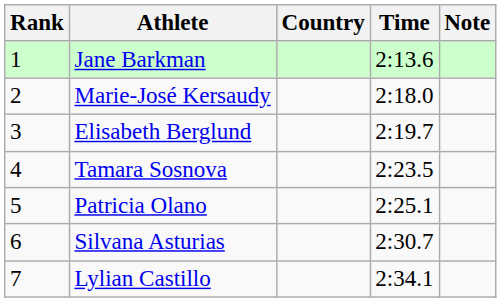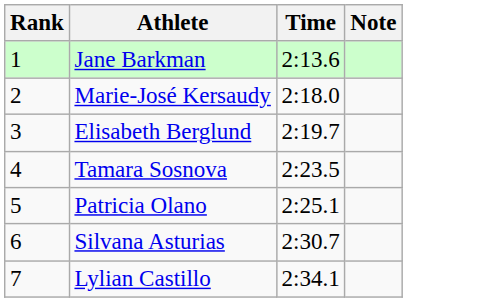- column: (323, 22)
